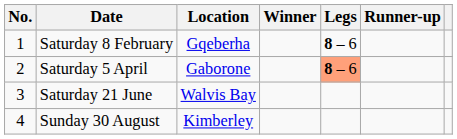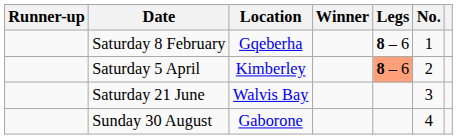columns swapped: (20, 17) <-> (403, 17)
(218, 69) Gaborone -> (271, 69) Kimberley
(218, 120) Kimberley -> (271, 120) Gaborone
